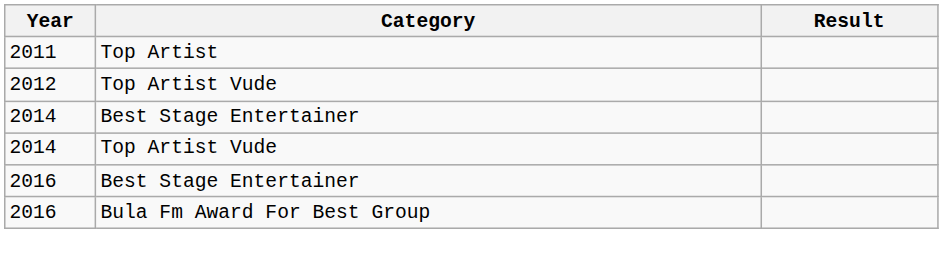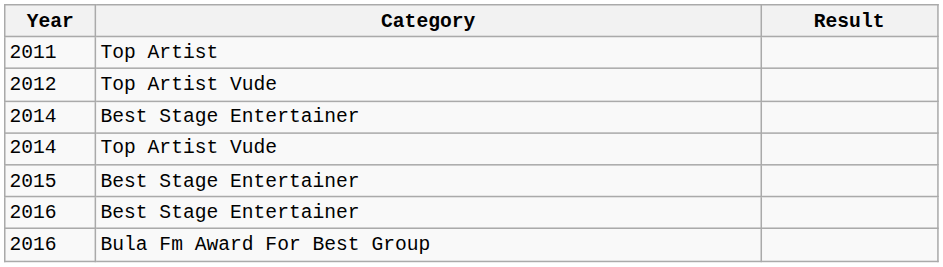+ row: (33, 181)
